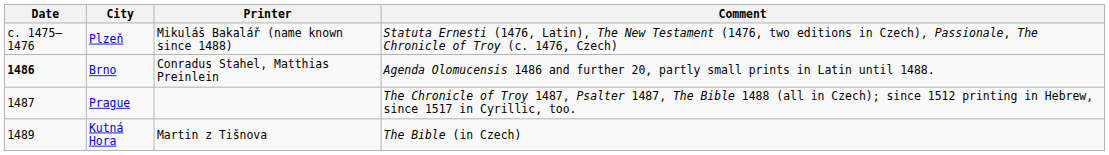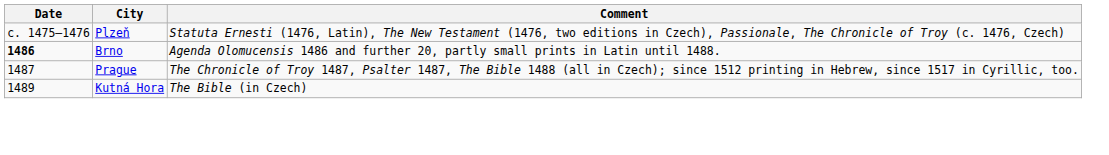- column: (268, 14)
